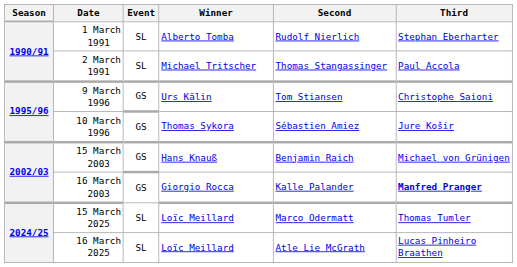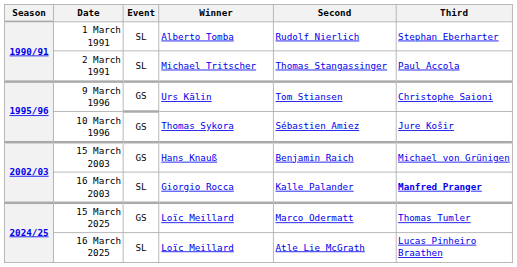(141, 188) GS -> (141, 187) SL
(141, 218) SL -> (141, 218) GS
